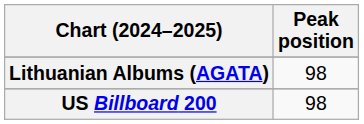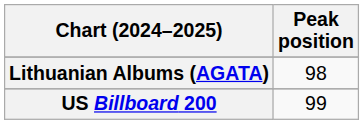(316, 103) 98 -> (316, 103) 99
